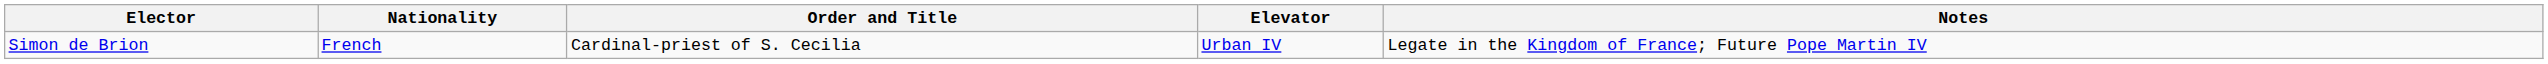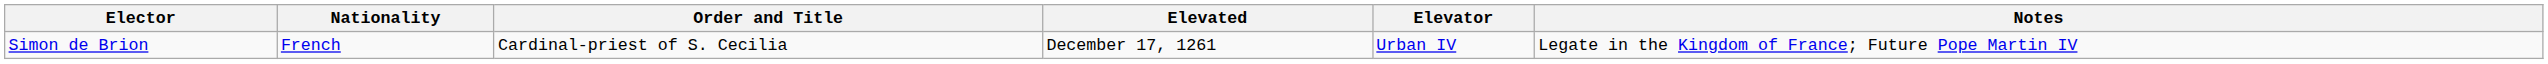+ column: (1207, 18)
